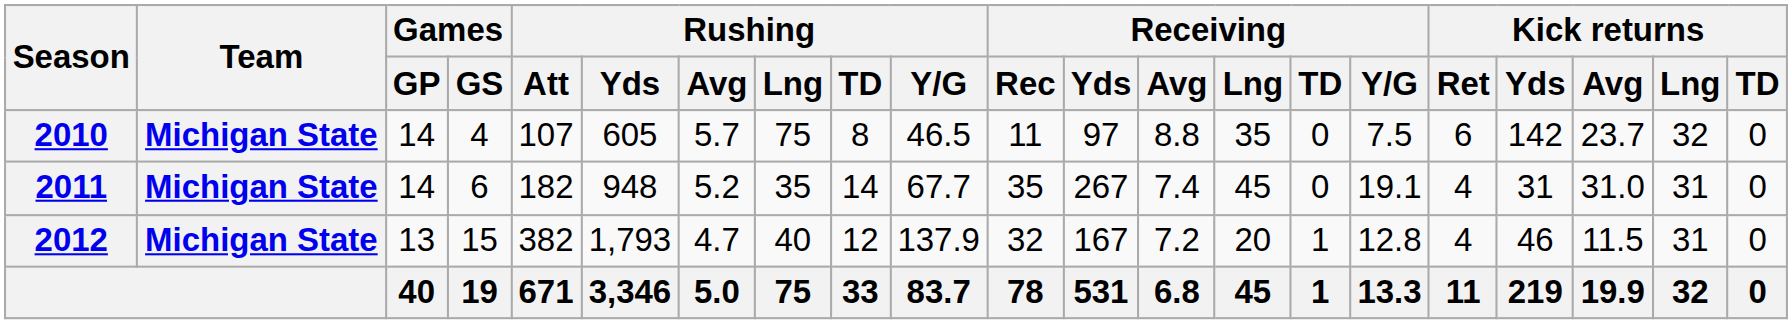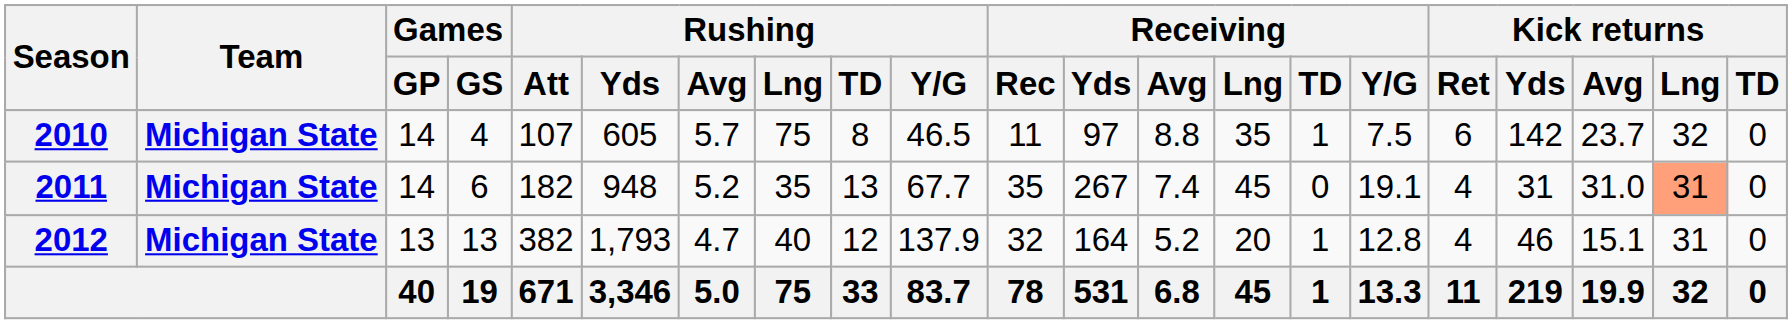(1320, 135) 0 -> (1320, 135) 1
(860, 187) 14 -> (860, 187) 13
(1690, 187) no background -> (1690, 187) lightsalmon background
(479, 239) 15 -> (479, 239) 13
(1101, 239) 167 -> (1101, 239) 164
(1177, 239) 7.2 -> (1177, 239) 5.2
(1613, 239) 11.5 -> (1613, 239) 15.1
